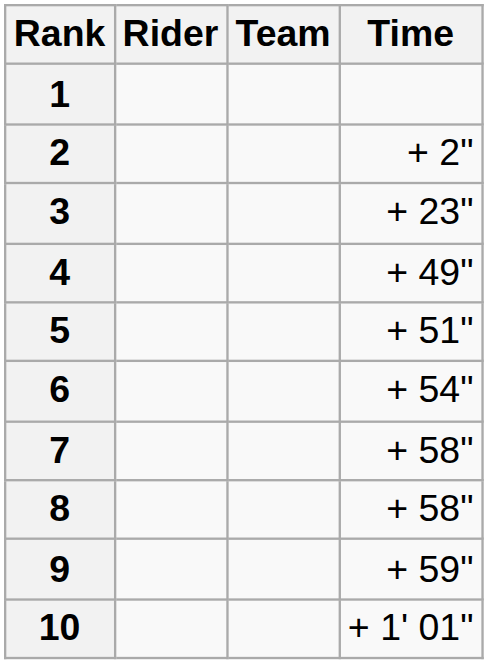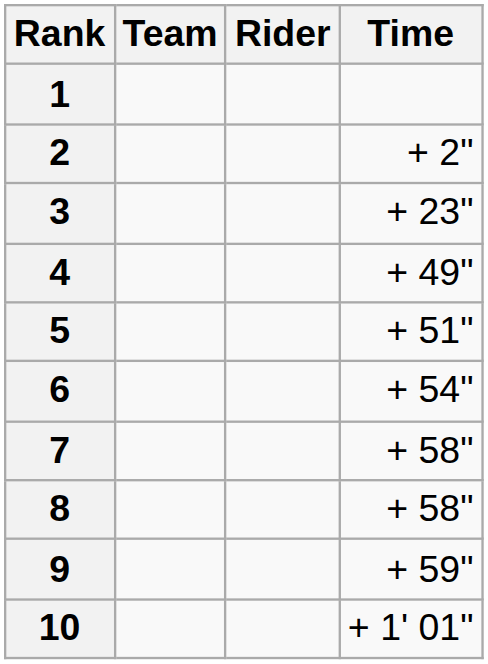columns swapped: (170, 34) <-> (283, 34)
